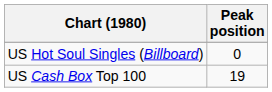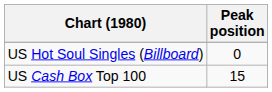(237, 76) 19 -> (237, 76) 15
